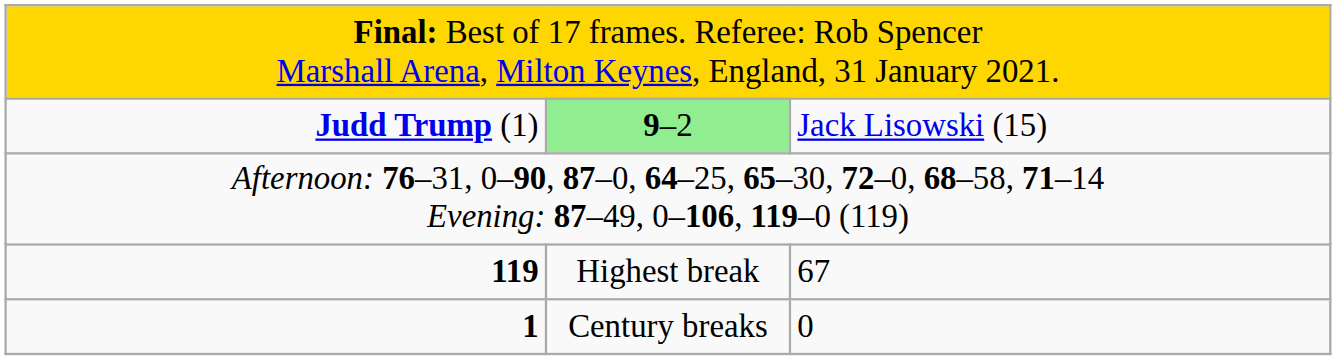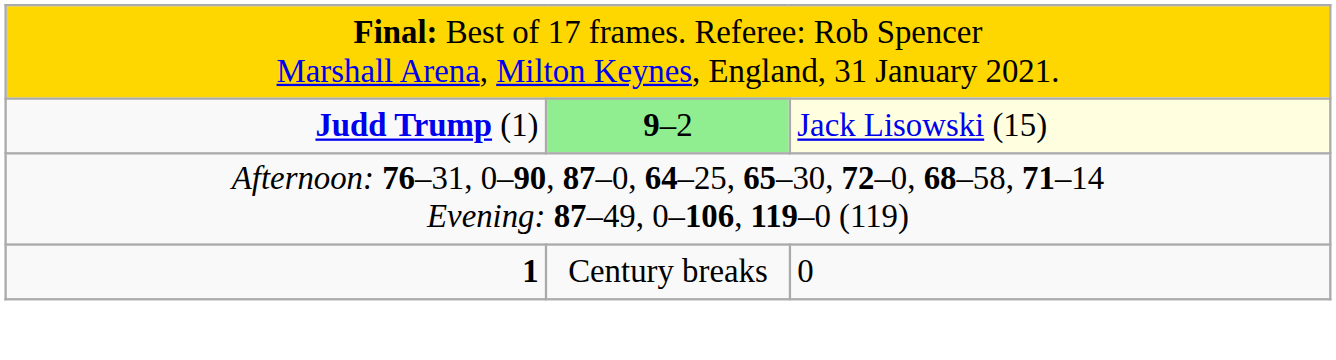(922, 124) no background -> (922, 124) lightyellow background
- row: (515, 271)
